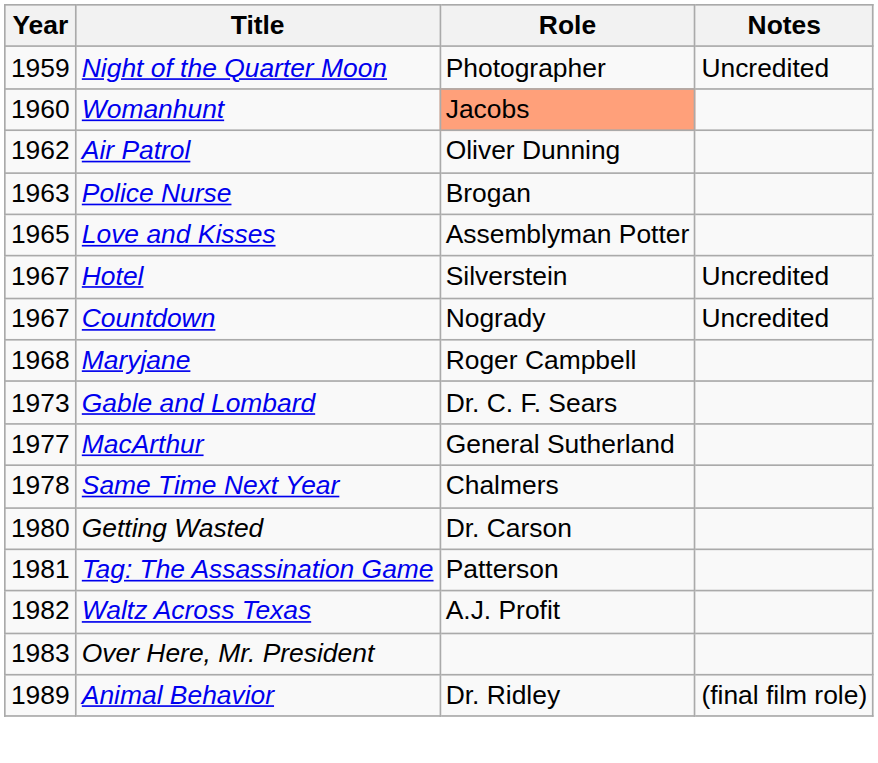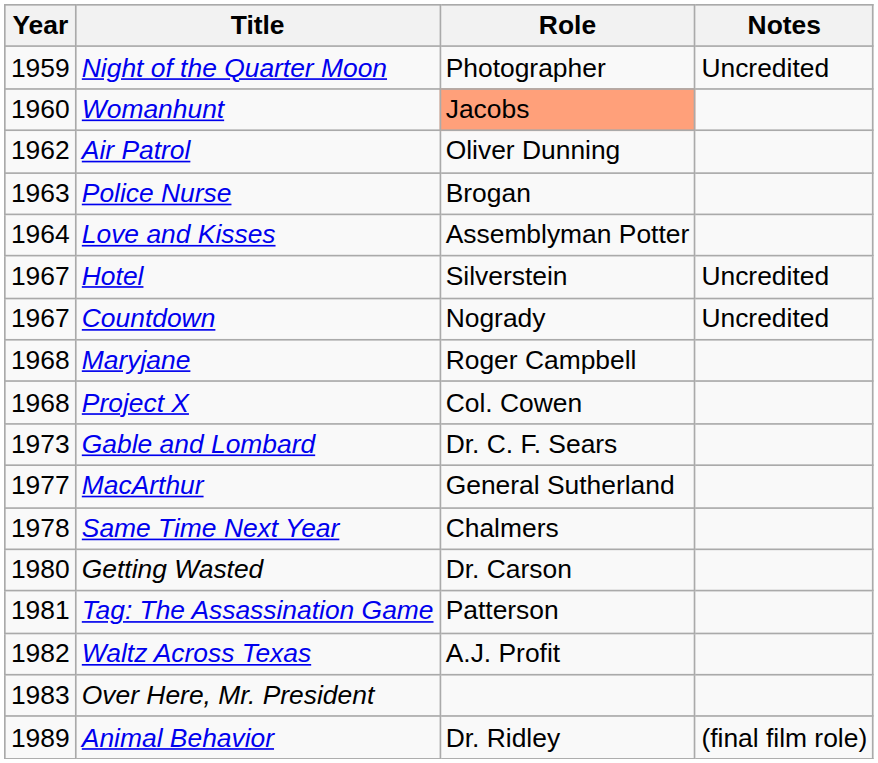(40, 234) 1965 -> (40, 234) 1964
+ row: (135, 402)
